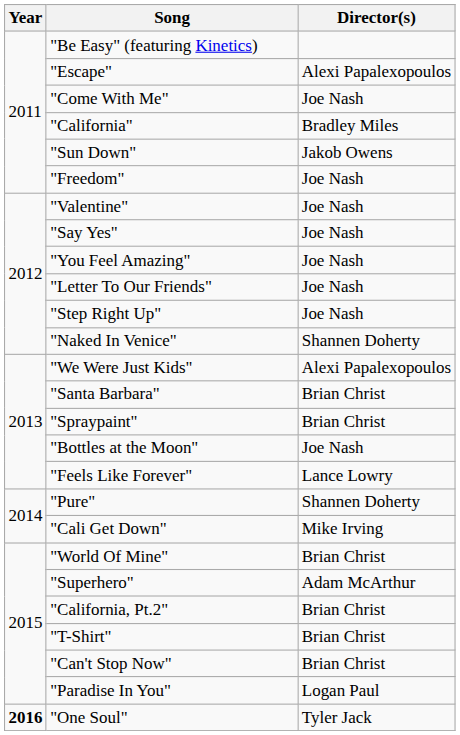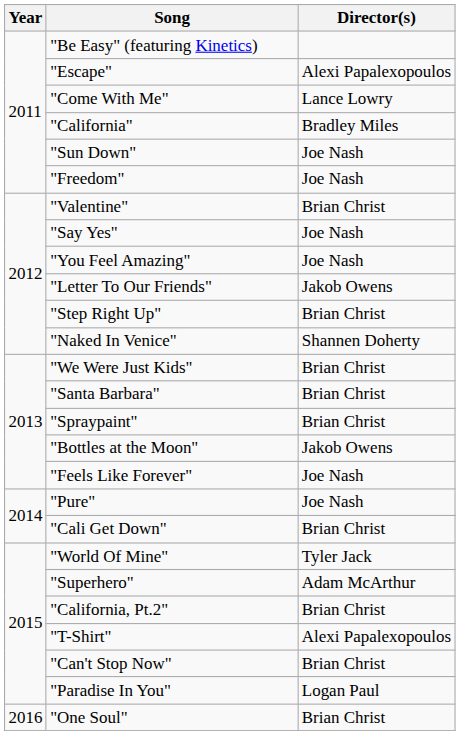(333, 98) Joe Nash -> (347, 98) Lance Lowry
(347, 152) Jakob Owens -> (333, 152) Joe Nash
(333, 206) Joe Nash -> (343, 206) Brian Christ
(333, 286) Joe Nash -> (347, 286) Jakob Owens
(333, 313) Joe Nash -> (343, 313) Brian Christ
(376, 367) Alexi Papalexopoulos -> (343, 367) Brian Christ
(333, 448) Joe Nash -> (347, 448) Jakob Owens
(347, 475) Lance Lowry -> (333, 475) Joe Nash
(361, 502) Shannen Doherty -> (333, 502) Joe Nash
(343, 529) Mike Irving -> (343, 529) Brian Christ
(343, 555) Brian Christ -> (337, 555) Tyler Jack
(343, 636) Brian Christ -> (376, 636) Alexi Papalexopoulos
(25, 717) bold -> (25, 717) normal
(337, 717) Tyler Jack -> (343, 717) Brian Christ
